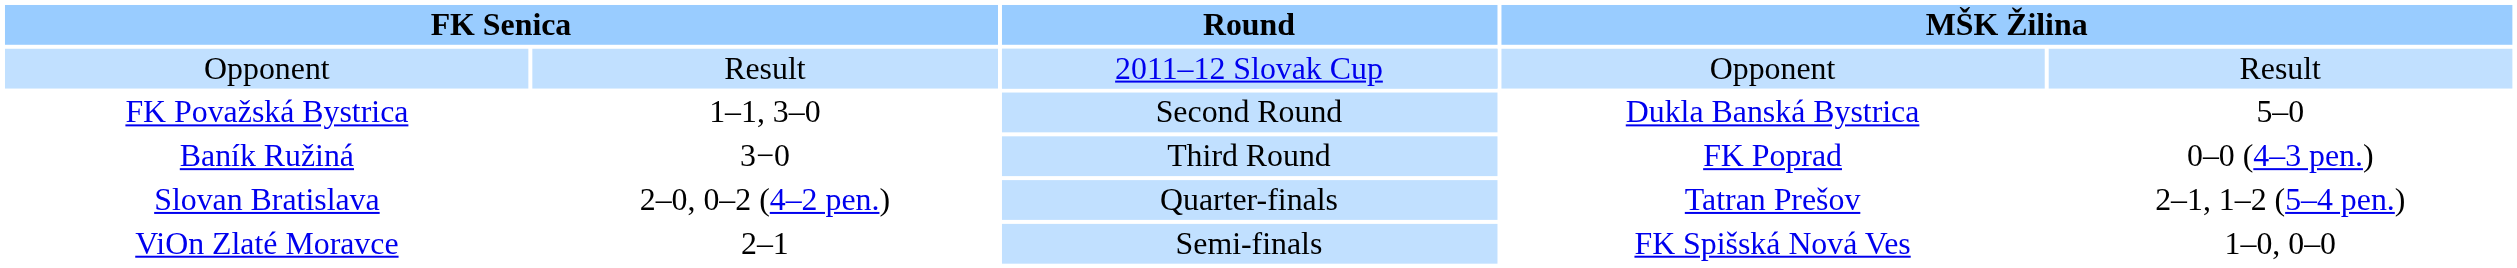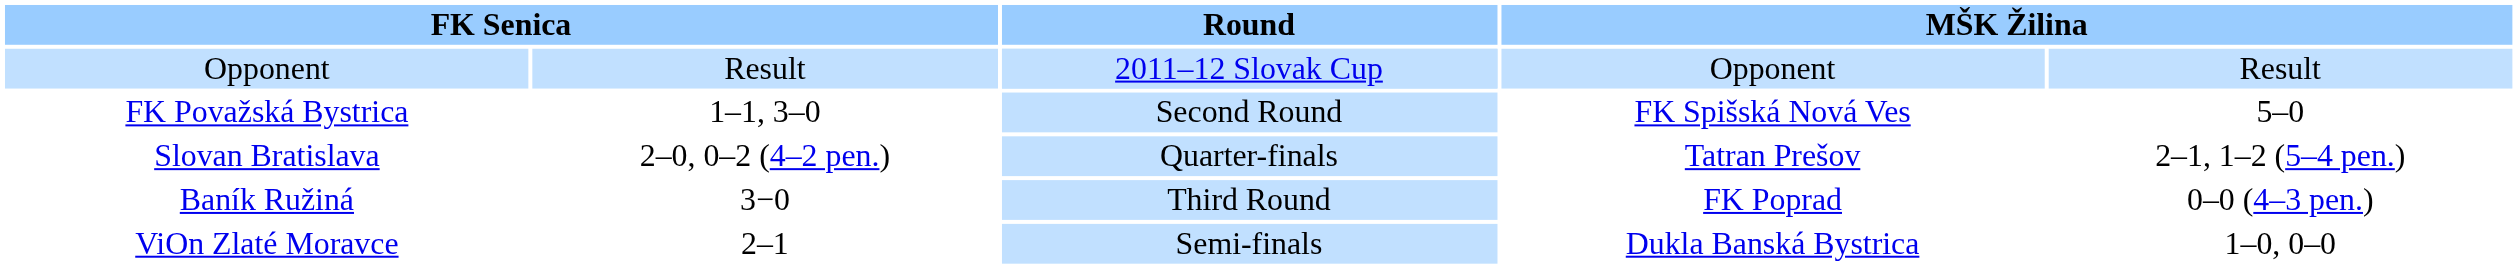(1773, 111) Dukla Banská Bystrica -> (1773, 111) FK Spišská Nová Ves
rows swapped: (267, 155) <-> (267, 199)
(1773, 243) FK Spišská Nová Ves -> (1773, 243) Dukla Banská Bystrica
